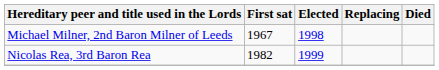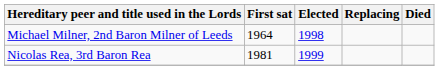(260, 34) 1967 -> (260, 34) 1964
(260, 55) 1982 -> (260, 55) 1981
